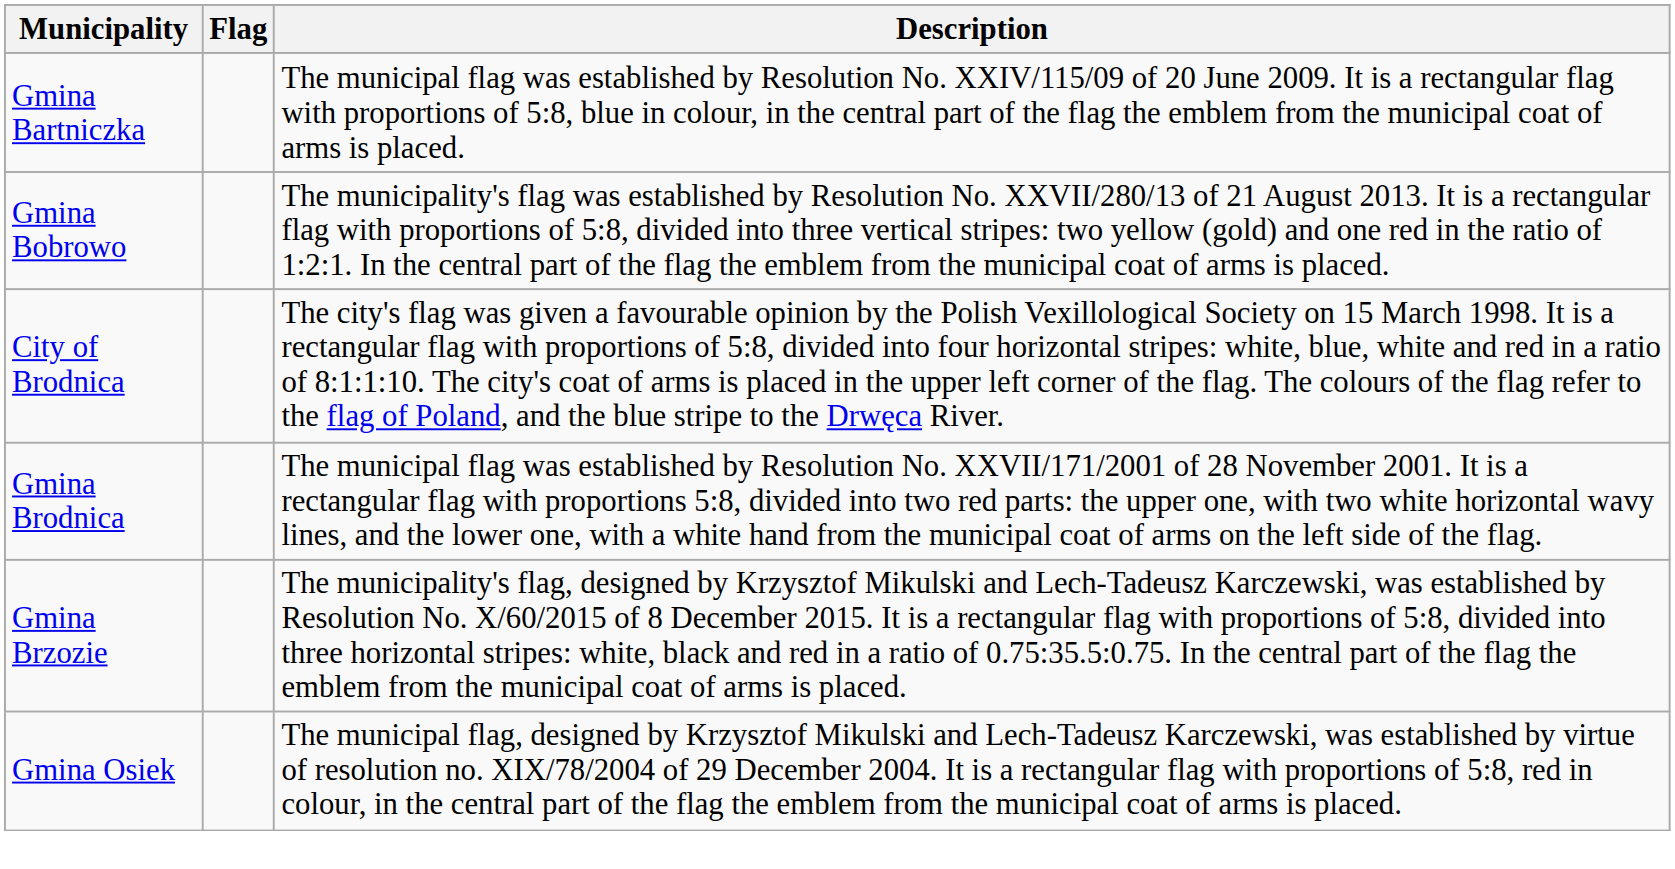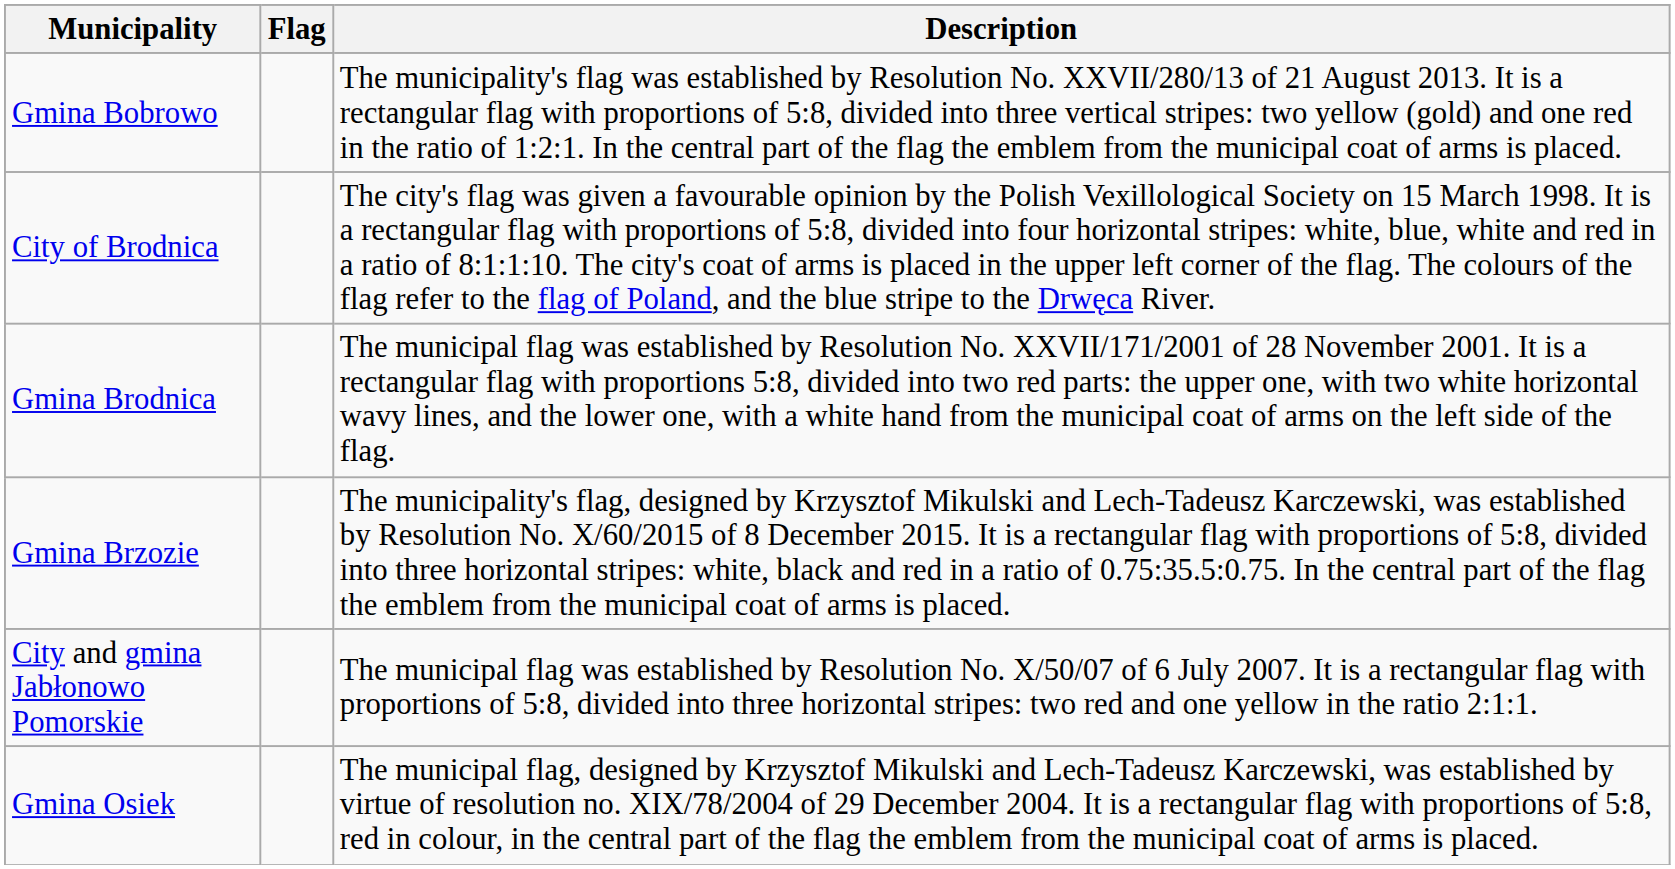- row: (79, 112)
+ row: (107, 687)
